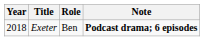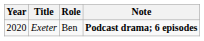(17, 28) 2018 -> (17, 28) 2020
